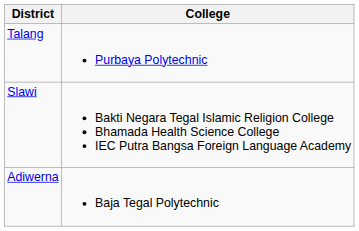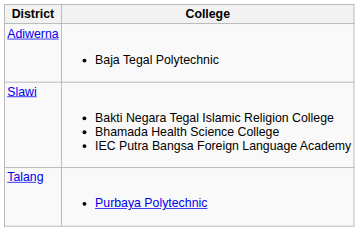rows swapped: (33, 177) <-> (25, 33)
